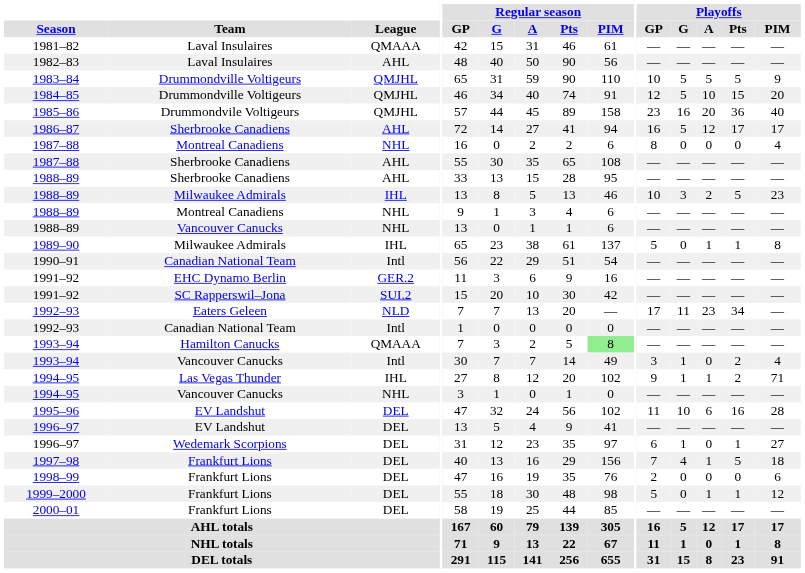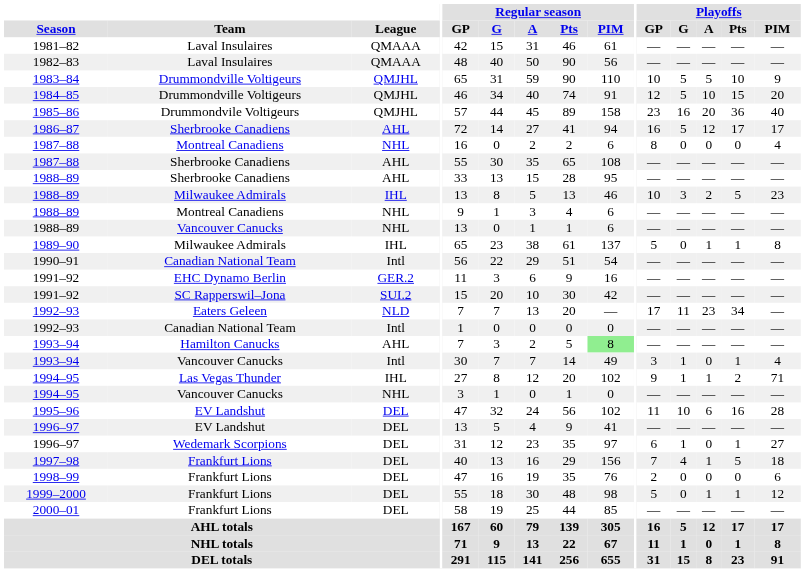(396, 62) AHL -> (396, 62) QMAAA
(738, 78) 5 -> (738, 78) 10
(396, 344) QMAAA -> (396, 344) AHL
(738, 360) 2 -> (738, 360) 1
